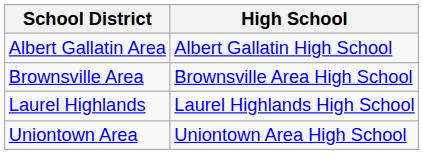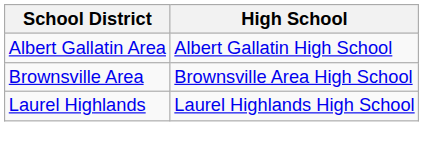- row: (73, 134)
